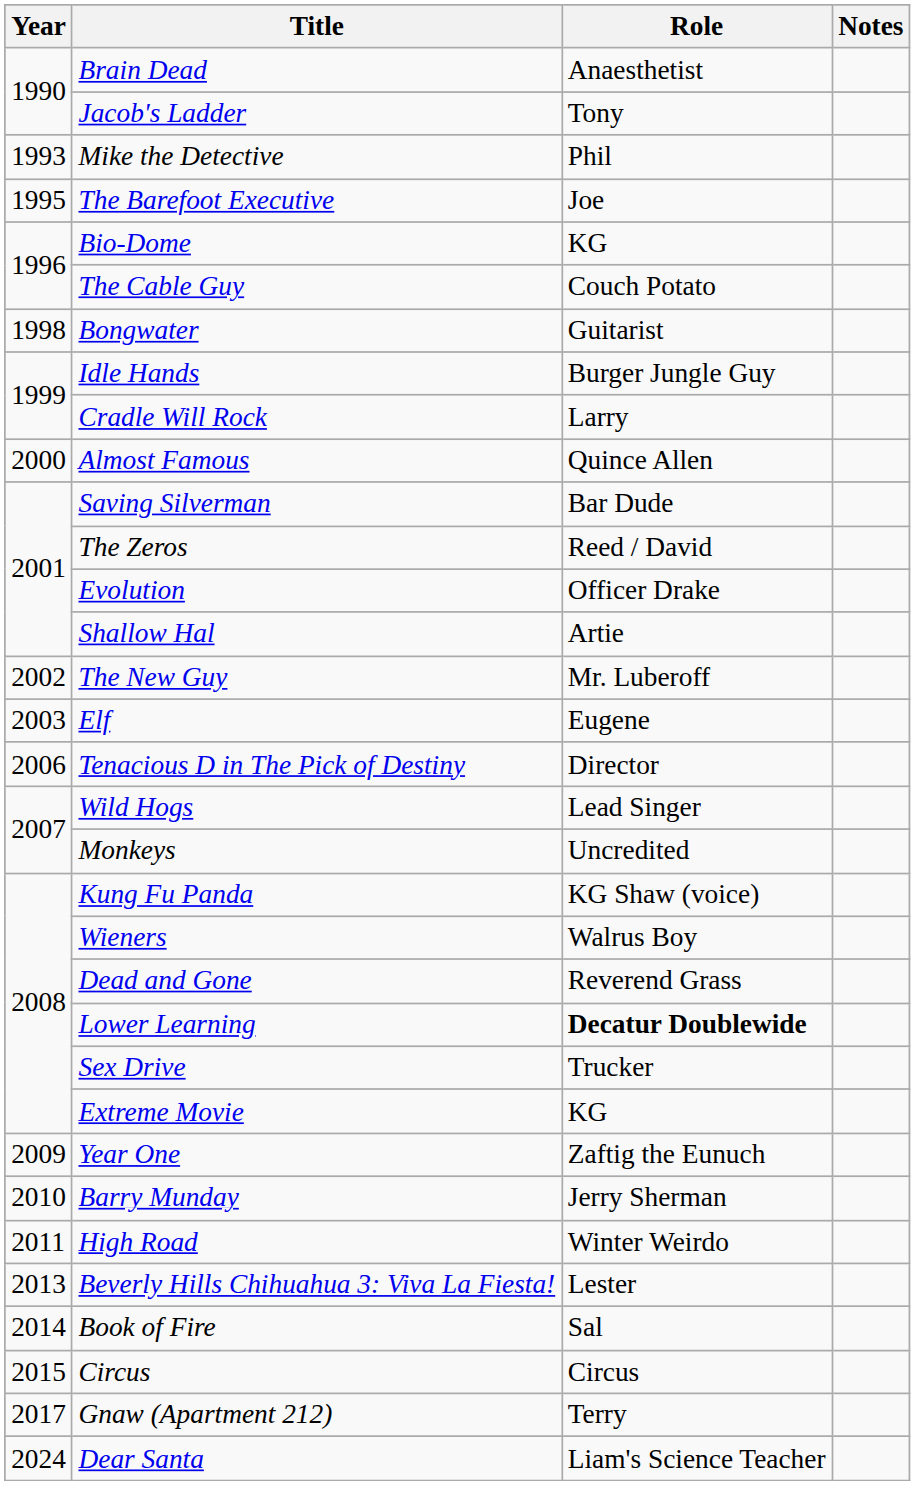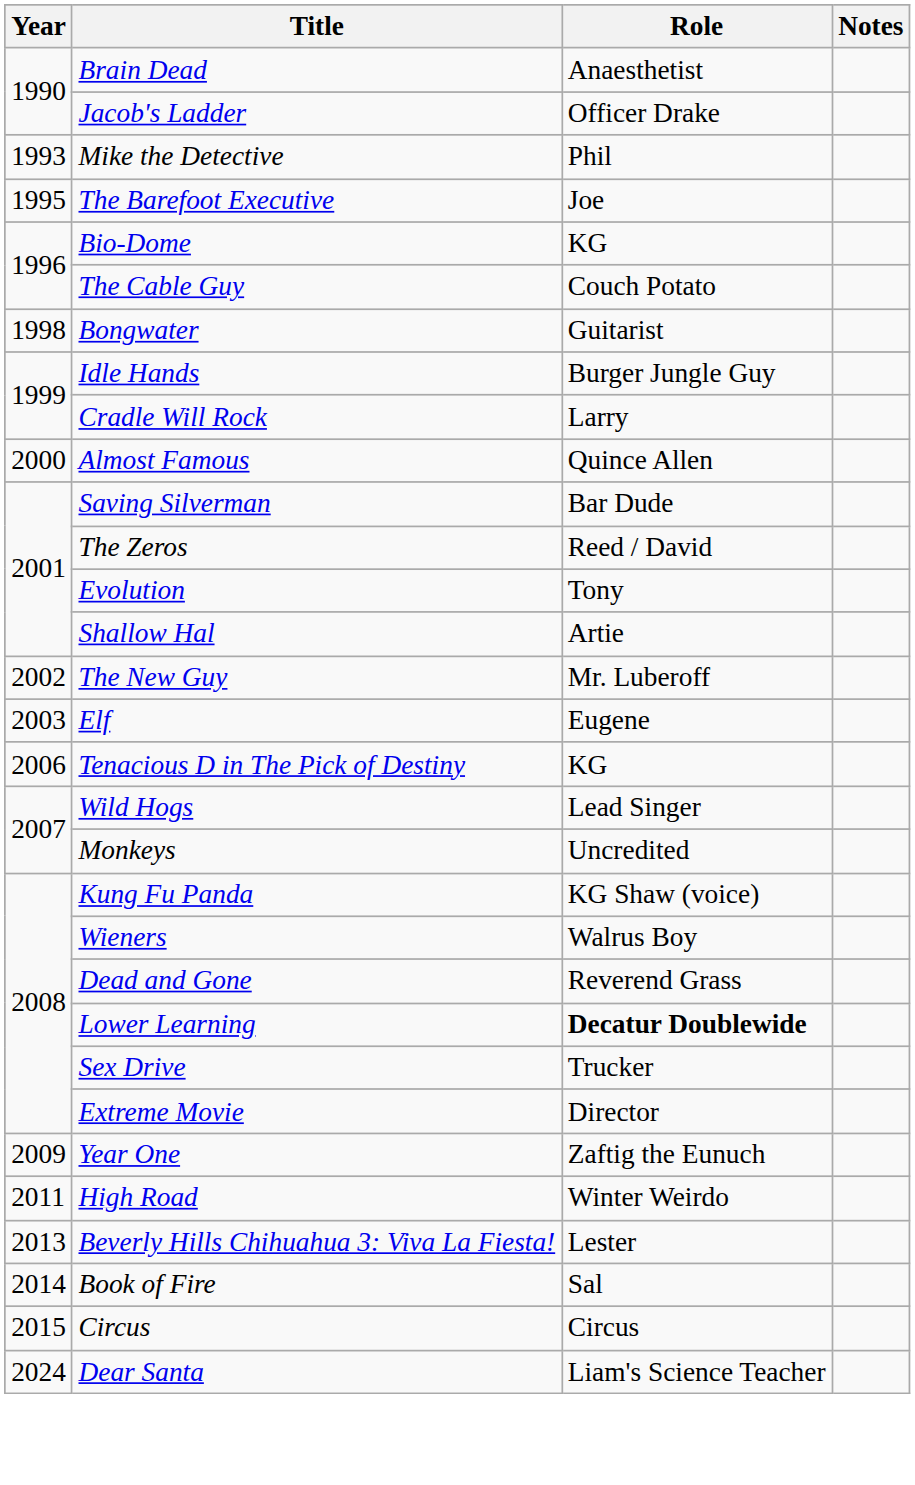(596, 112) Tony -> (644, 112) Officer Drake
(644, 590) Officer Drake -> (596, 590) Tony
(613, 763) Director -> (588, 763) KG
(588, 1110) KG -> (613, 1110) Director
- row: (159, 1197)
- row: (205, 1414)
